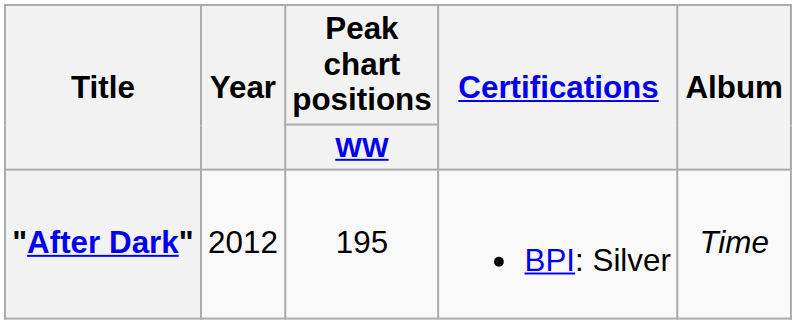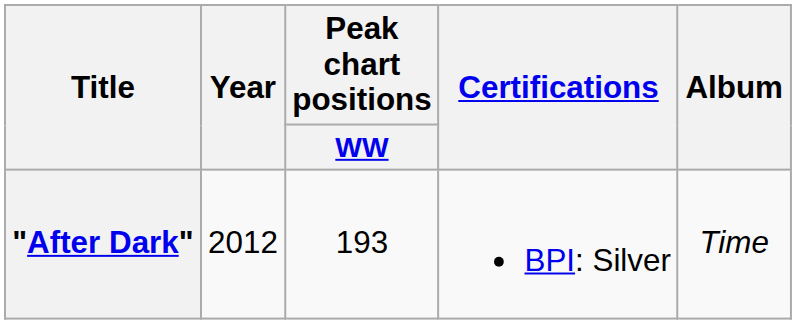(362, 243) 195 -> (362, 243) 193
